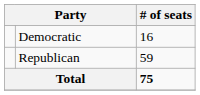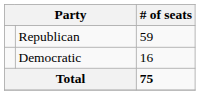rows swapped: (49, 57) <-> (50, 36)
